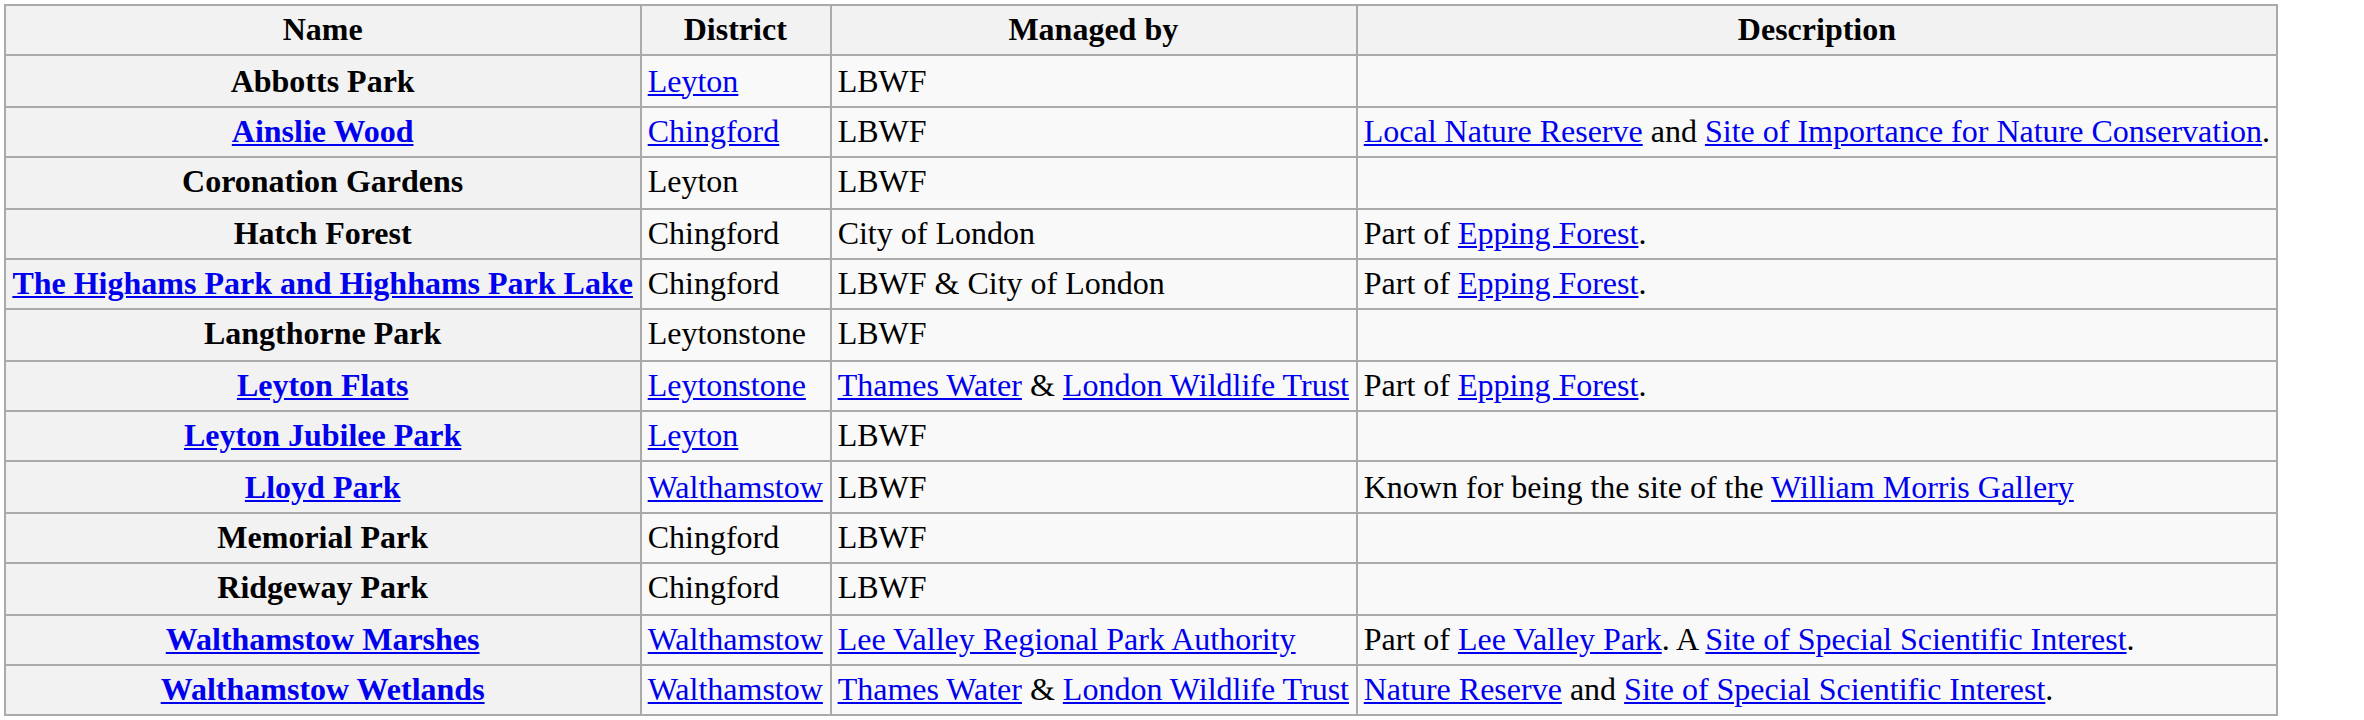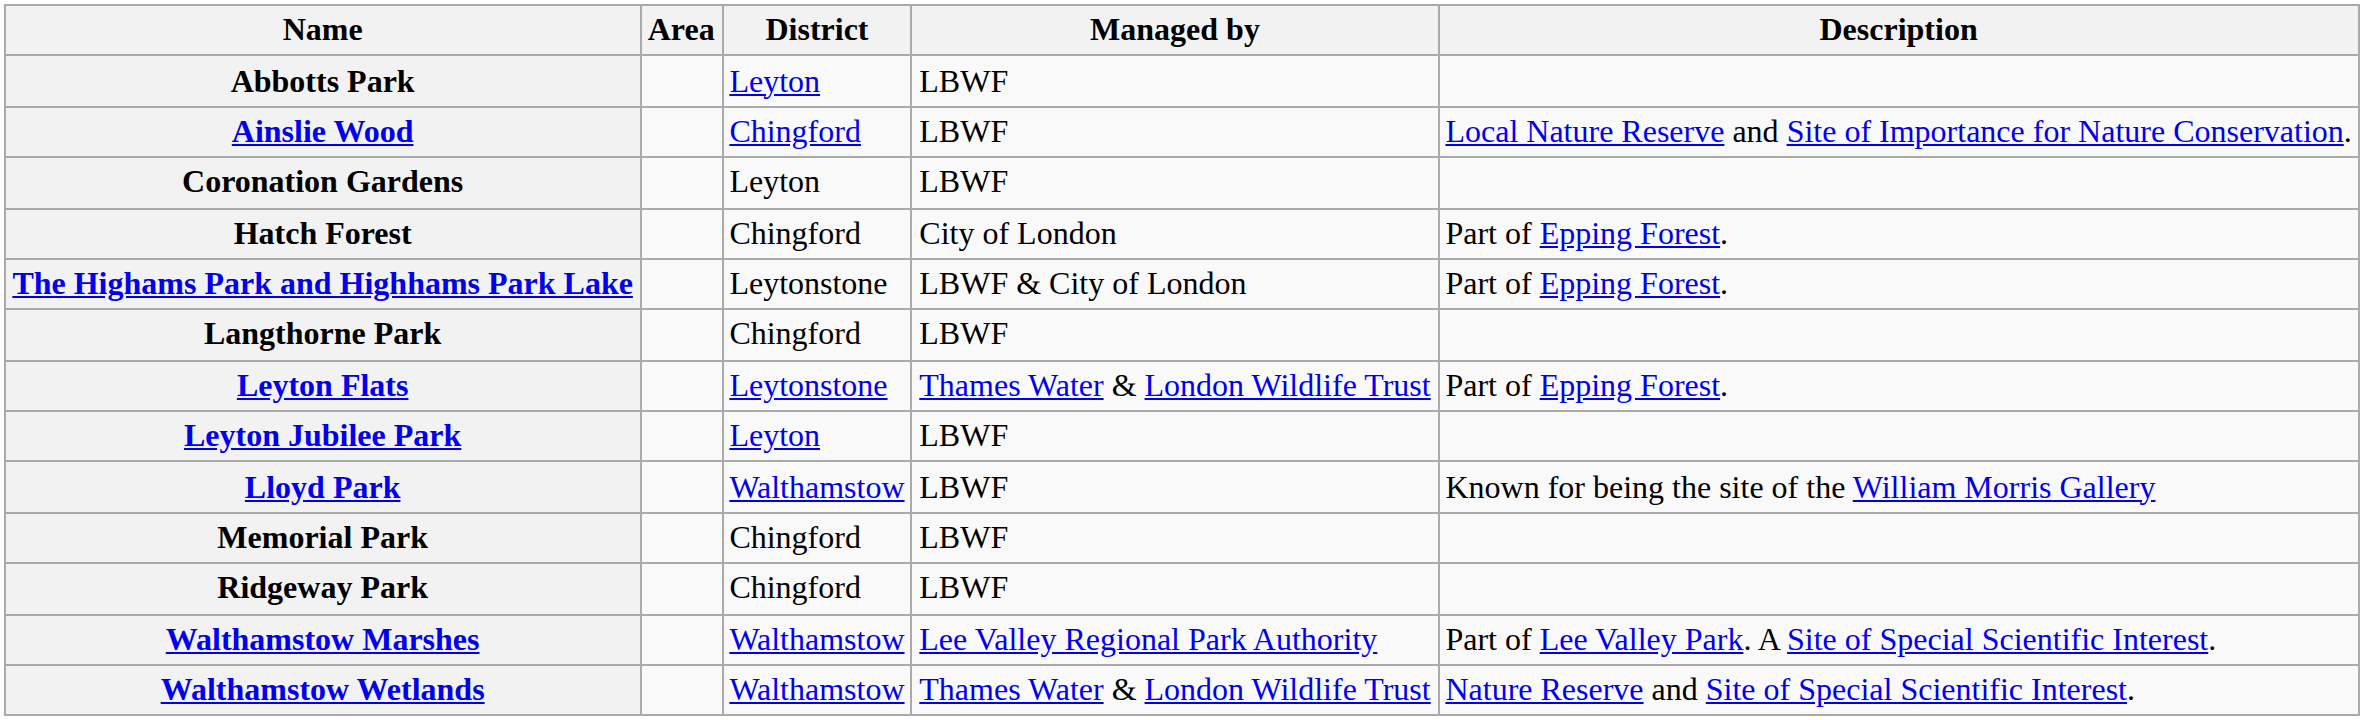+ column: (681, 29)
(713, 283) Chingford -> (808, 283) Leytonstone
(727, 334) Leytonstone -> (795, 334) Chingford
